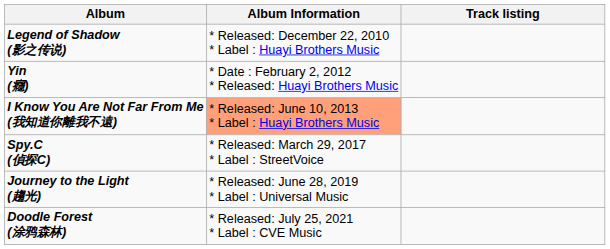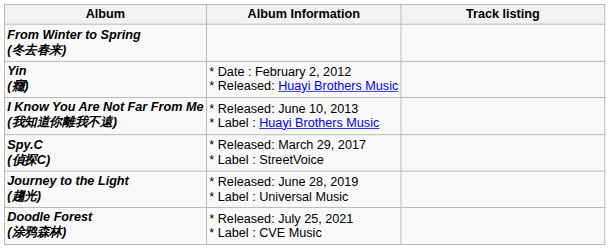+ row: (74, 42)
- row: (63, 42)
(294, 116) lightsalmon background -> (294, 116) no background
